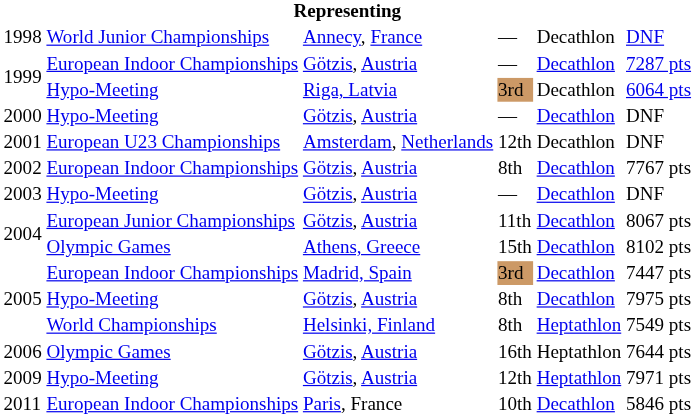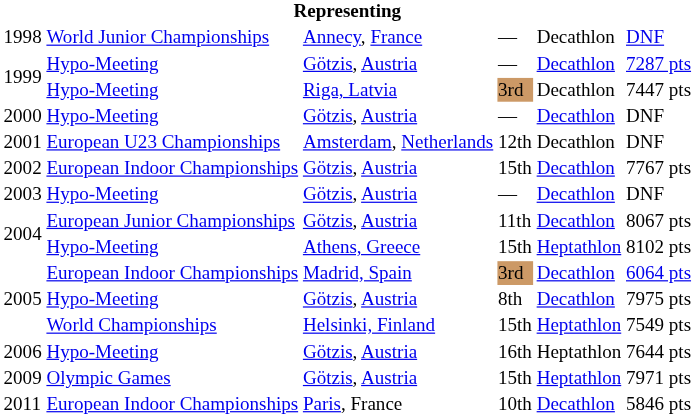(172, 63) European Indoor Championships -> (102, 63) Hypo-Meeting
(659, 89) 6064 pts -> (659, 89) 7447 pts
(510, 168) 8th -> (515, 168) 15th
(109, 246) Olympic Games -> (102, 246) Hypo-Meeting
(576, 246) Decathlon -> (579, 246) Heptathlon
(659, 272) 7447 pts -> (659, 272) 6064 pts
(510, 325) 8th -> (515, 325) 15th
(109, 351) Olympic Games -> (102, 351) Hypo-Meeting
(102, 377) Hypo-Meeting -> (109, 377) Olympic Games
(515, 377) 12th -> (515, 377) 15th
